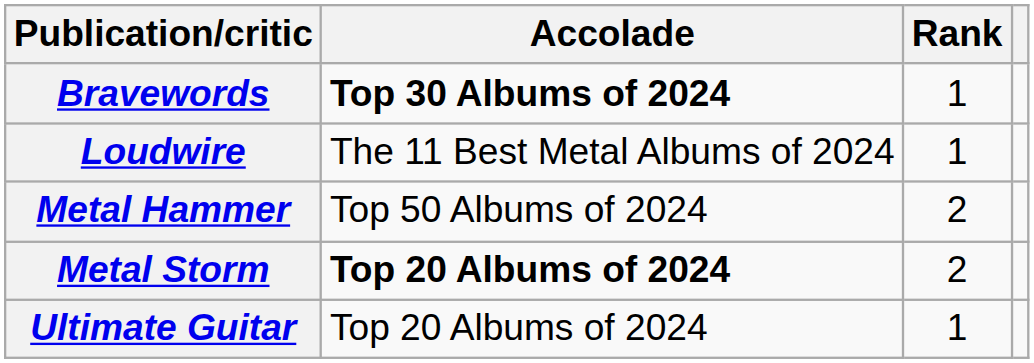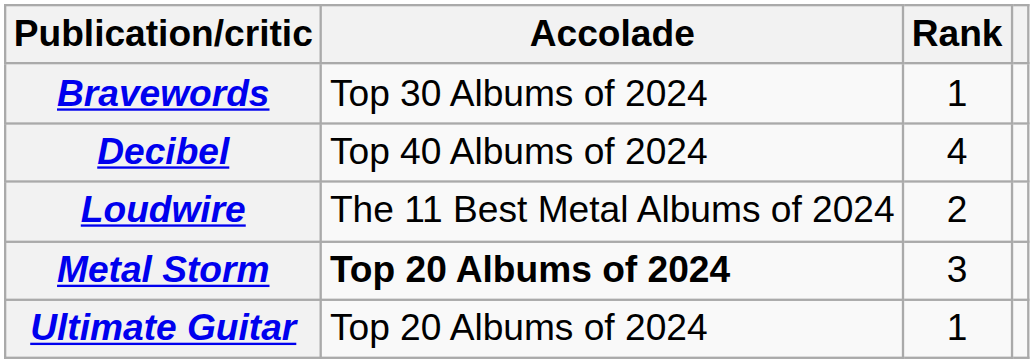(530, 92) bold -> (519, 92) normal
+ row: (163, 151)
(957, 151) 1 -> (957, 210) 2
- row: (163, 210)
(957, 269) 2 -> (957, 269) 3
